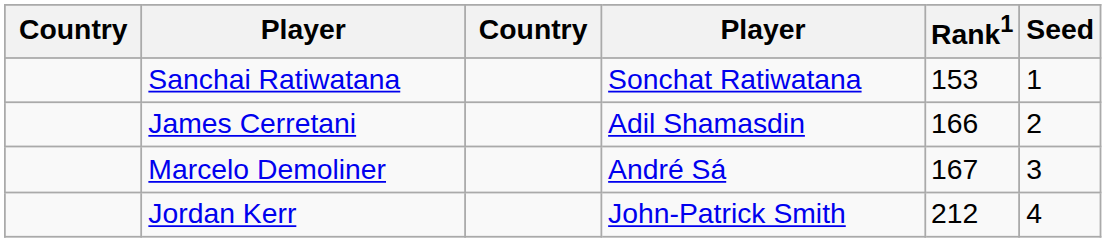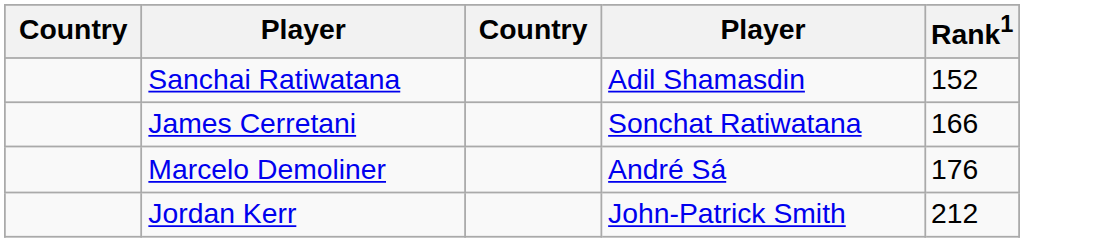- column: (1060, 30)
(735, 79) Sonchat Ratiwatana -> (707, 79) Adil Shamasdin
(955, 79) 153 -> (955, 79) 152
(707, 124) Adil Shamasdin -> (735, 124) Sonchat Ratiwatana
(955, 169) 167 -> (955, 169) 176
